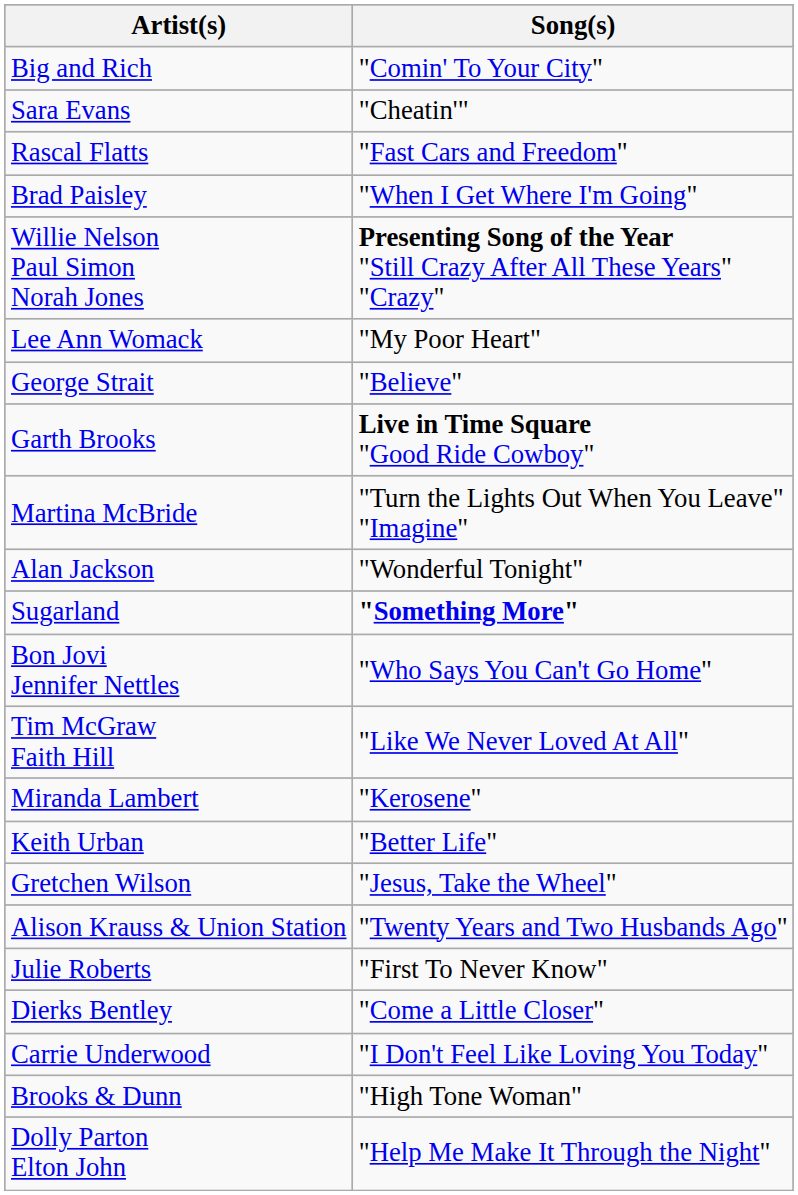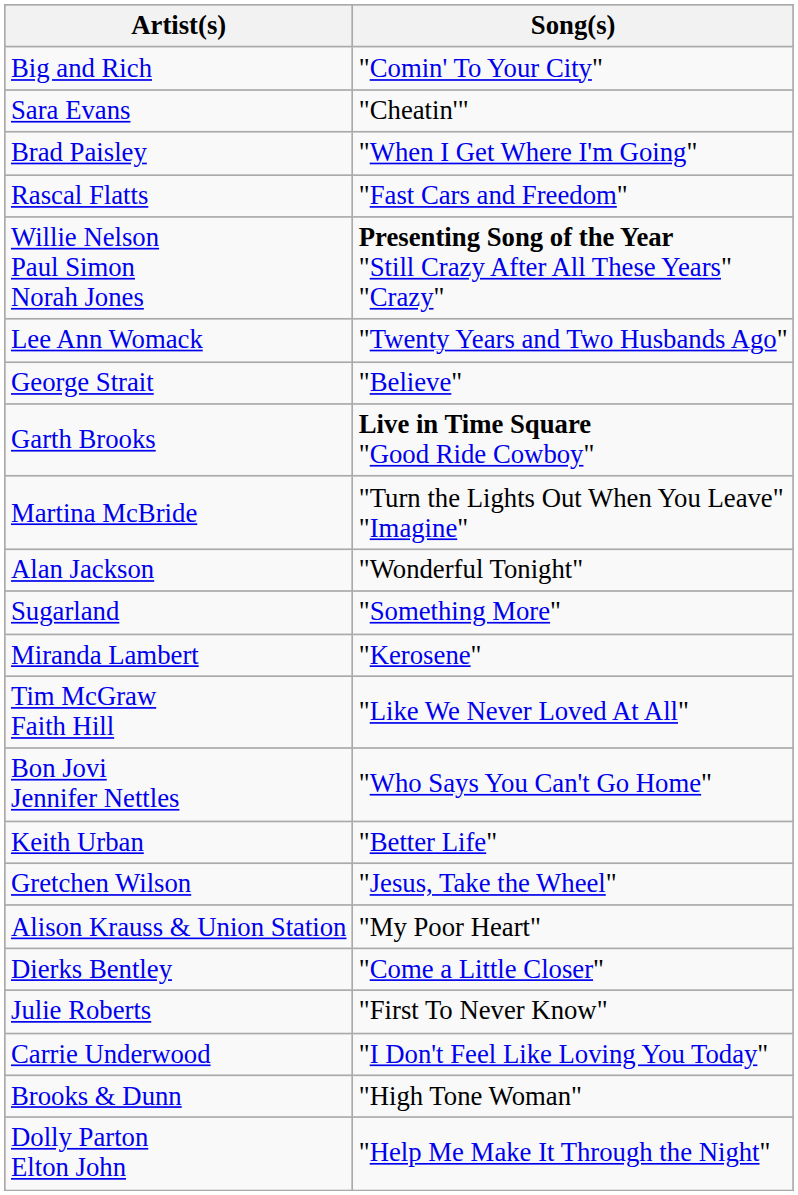rows swapped: (79, 195) <-> (80, 152)
(450, 340) "My Poor Heart" -> (573, 340) "Twenty Years and Two Husbands Ago"
(469, 612) bold -> (460, 612) normal
rows swapped: (95, 669) <-> (105, 799)
(573, 926) "Twenty Years and Two Husbands Ago" -> (450, 926) "My Poor Heart"
rows swapped: (92, 1011) <-> (81, 968)
